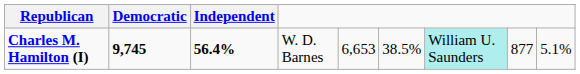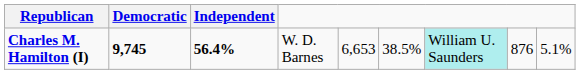(522, 48) 877 -> (522, 48) 876
